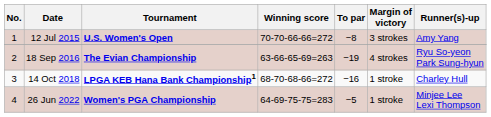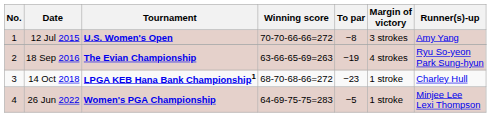(351, 79) −16 -> (351, 79) −23
